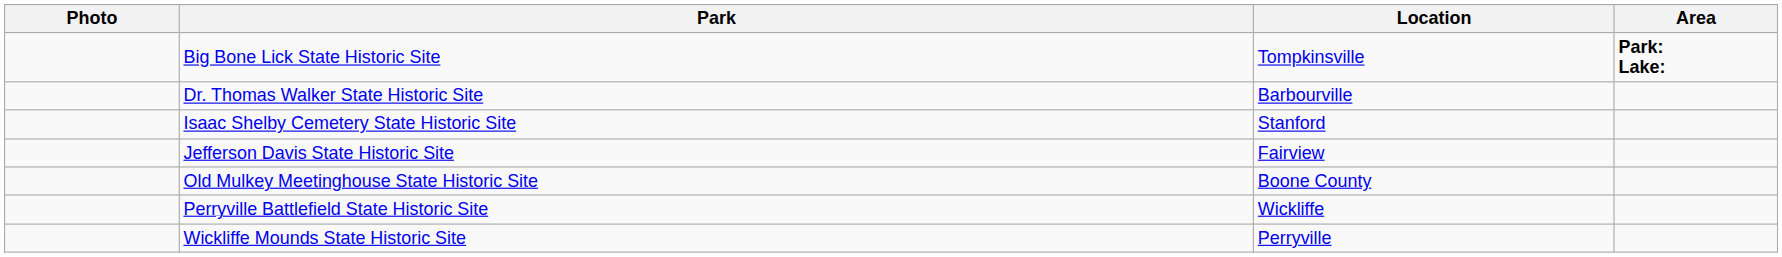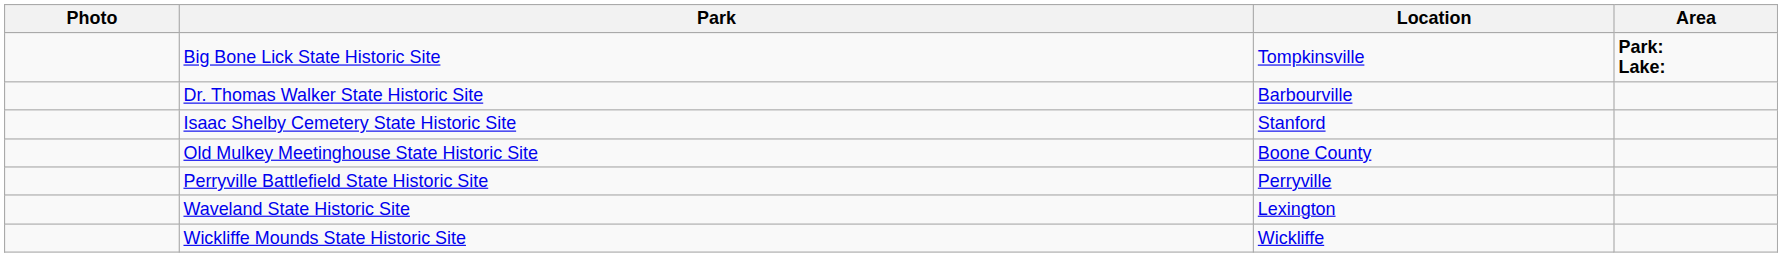- row: (319, 152)
(1291, 209) Wickliffe -> (1295, 180) Perryville
+ row: (297, 209)
(1295, 237) Perryville -> (1291, 237) Wickliffe
